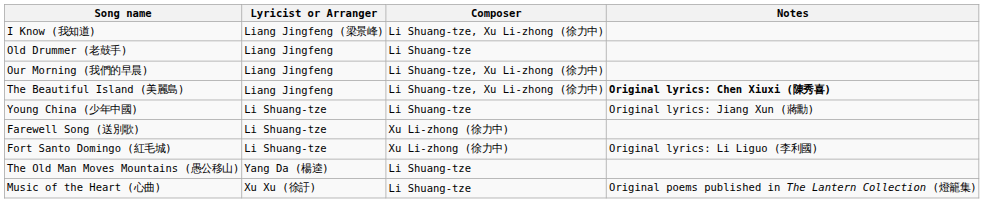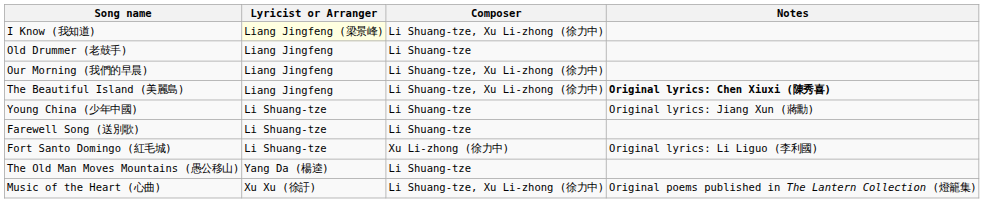(314, 31) no background -> (314, 31) lightyellow background
(449, 129) Xu Li-zhong (徐力中) -> (430, 129) Li Shuang-tze
(430, 188) Li Shuang-tze -> (496, 188) Li Shuang-tze, Xu Li-zhong (徐力中)
